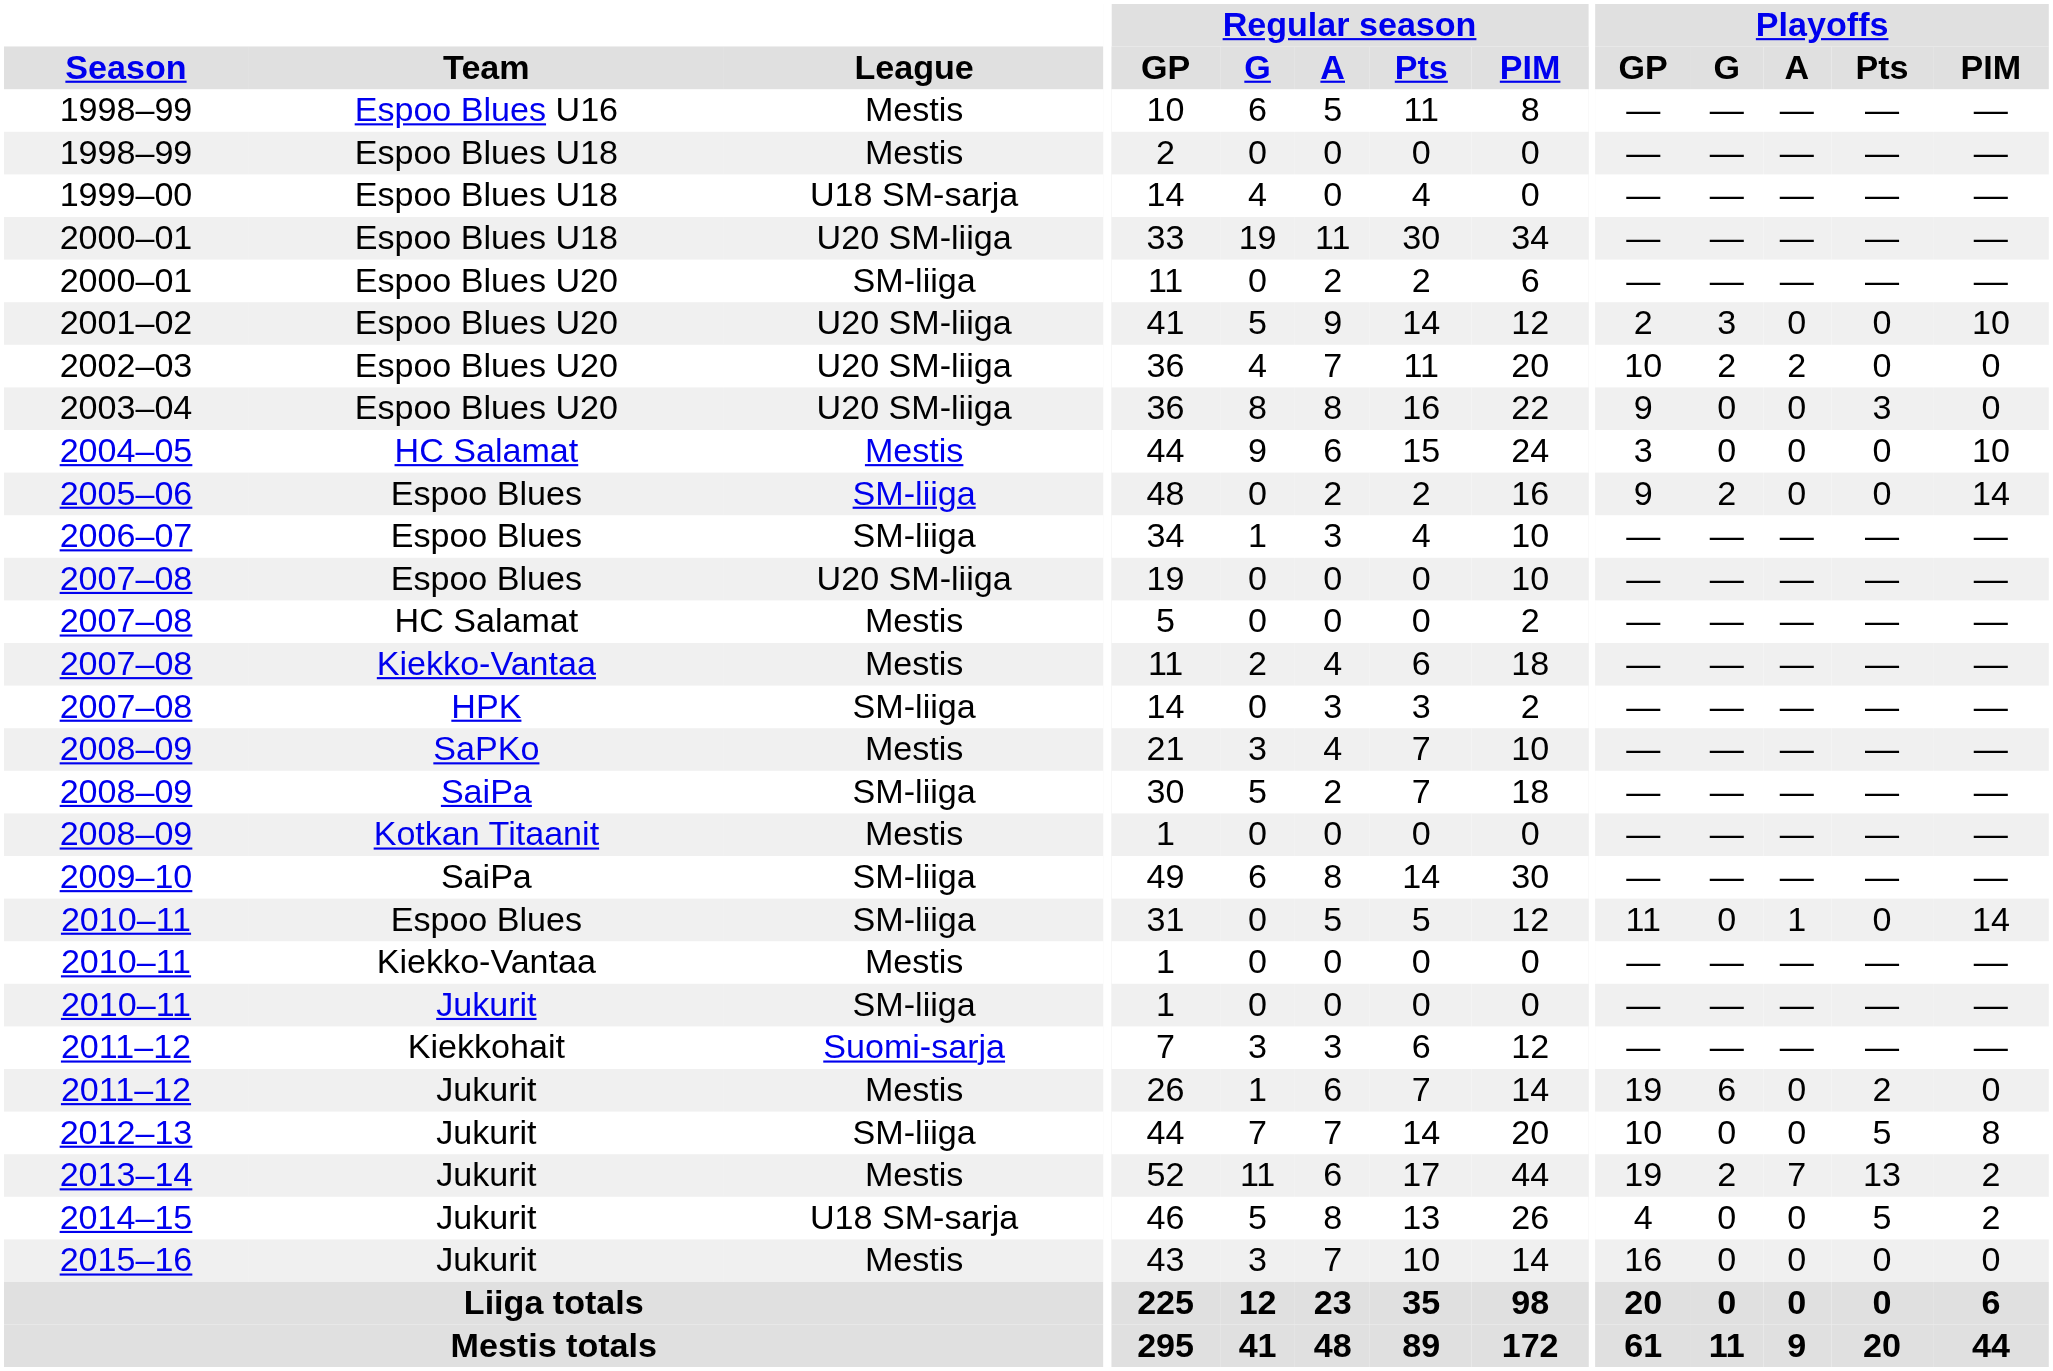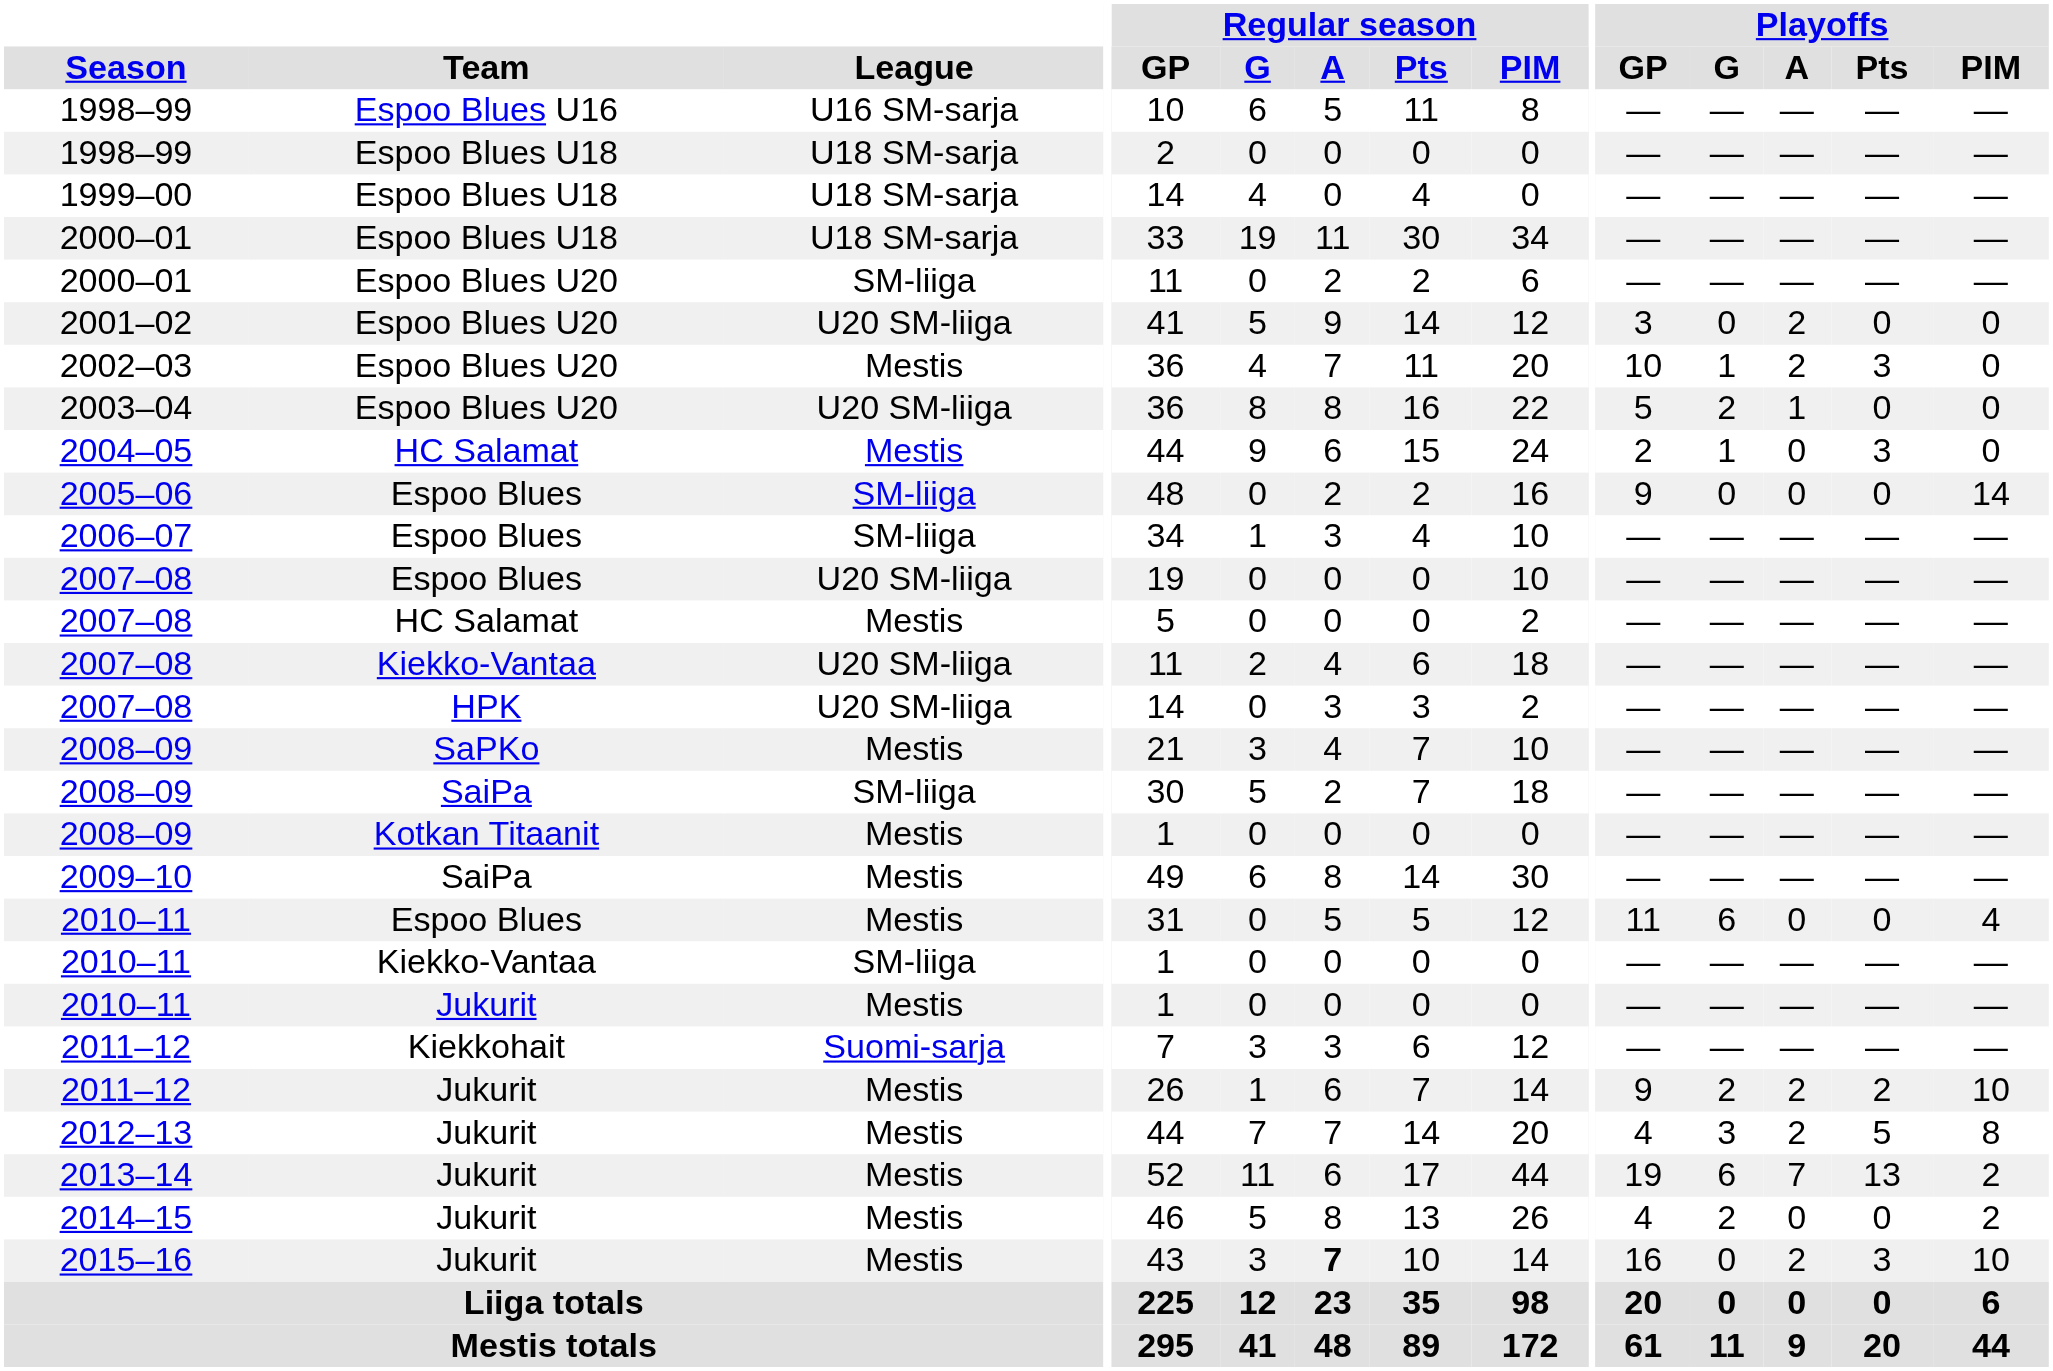(914, 109) Mestis -> (914, 109) U16 SM-sarja
(914, 152) Mestis -> (914, 152) U18 SM-sarja
(914, 237) U20 SM-liiga -> (914, 237) U18 SM-sarja
(1643, 322) 2 -> (1643, 322) 3
(1727, 322) 3 -> (1727, 322) 0
(1797, 322) 0 -> (1797, 322) 2
(1991, 322) 10 -> (1991, 322) 0
(914, 365) U20 SM-liiga -> (914, 365) Mestis
(1727, 365) 2 -> (1727, 365) 1
(1882, 365) 0 -> (1882, 365) 3
(1643, 408) 9 -> (1643, 408) 5
(1727, 408) 0 -> (1727, 408) 2
(1797, 408) 0 -> (1797, 408) 1
(1882, 408) 3 -> (1882, 408) 0
(1643, 450) 3 -> (1643, 450) 2
(1727, 450) 0 -> (1727, 450) 1
(1882, 450) 0 -> (1882, 450) 3
(1991, 450) 10 -> (1991, 450) 0
(1727, 493) 2 -> (1727, 493) 0
(914, 663) Mestis -> (914, 663) U20 SM-liiga
(914, 706) SM-liiga -> (914, 706) U20 SM-liiga
(914, 876) SM-liiga -> (914, 876) Mestis
(914, 919) SM-liiga -> (914, 919) Mestis
(1727, 919) 0 -> (1727, 919) 6
(1797, 919) 1 -> (1797, 919) 0
(1991, 919) 14 -> (1991, 919) 4
(914, 961) Mestis -> (914, 961) SM-liiga
(914, 1004) SM-liiga -> (914, 1004) Mestis
(1643, 1089) 19 -> (1643, 1089) 9
(1727, 1089) 6 -> (1727, 1089) 2
(1797, 1089) 0 -> (1797, 1089) 2
(1991, 1089) 0 -> (1991, 1089) 10
(914, 1132) SM-liiga -> (914, 1132) Mestis
(1643, 1132) 10 -> (1643, 1132) 4
(1727, 1132) 0 -> (1727, 1132) 3
(1797, 1132) 0 -> (1797, 1132) 2
(1727, 1174) 2 -> (1727, 1174) 6
(914, 1217) U18 SM-sarja -> (914, 1217) Mestis
(1727, 1217) 0 -> (1727, 1217) 2
(1882, 1217) 5 -> (1882, 1217) 0
(1333, 1260) normal -> (1333, 1260) bold
(1797, 1260) 0 -> (1797, 1260) 2
(1882, 1260) 0 -> (1882, 1260) 3
(1991, 1260) 0 -> (1991, 1260) 10
